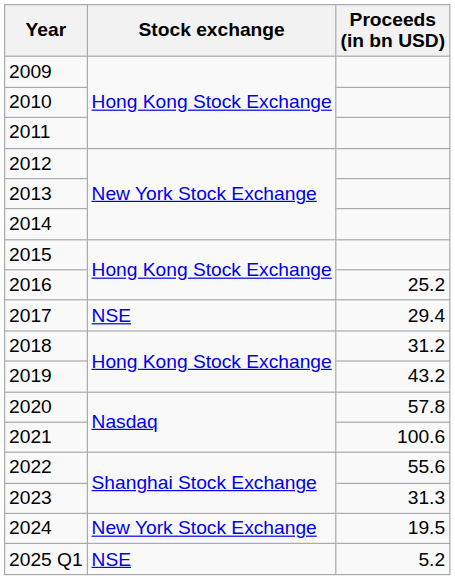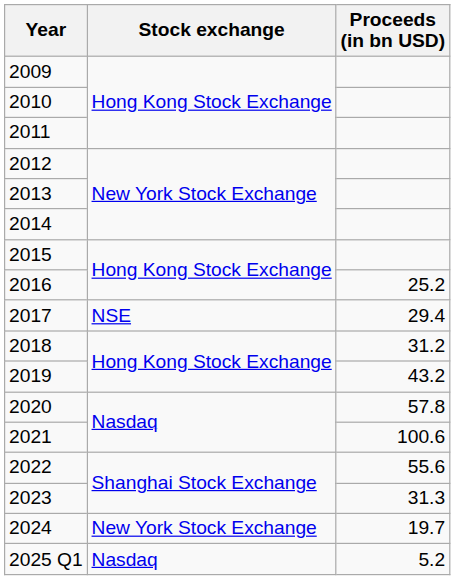(426, 528) 19.5 -> (426, 528) 19.7
(111, 558) NSE -> (125, 558) Nasdaq
